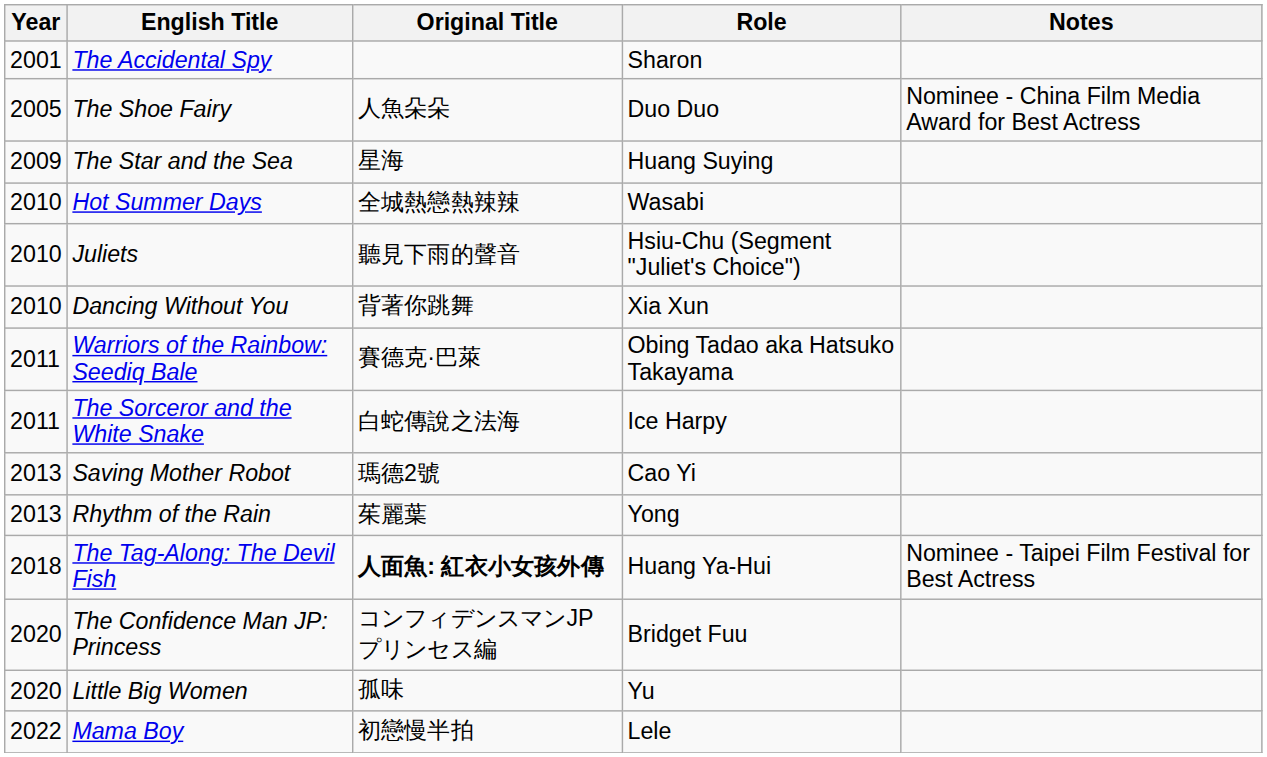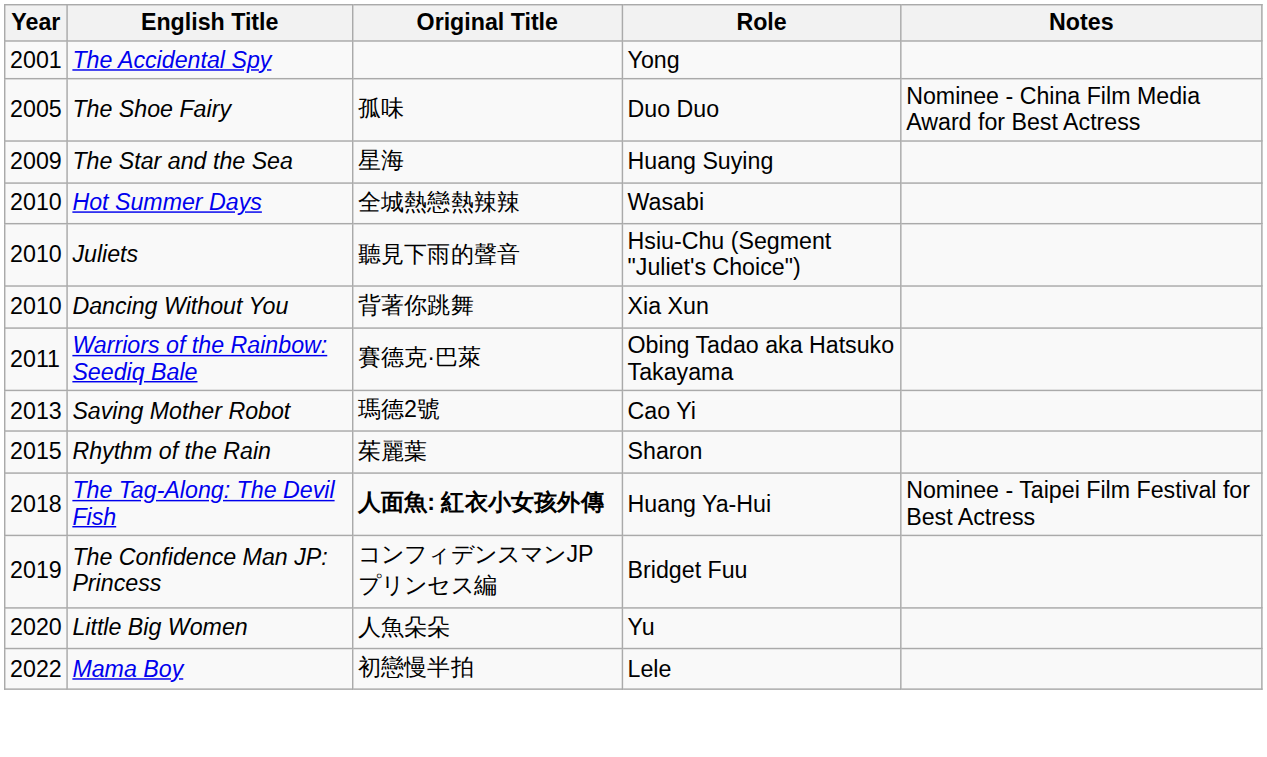(665, 59) Sharon -> (654, 59) Yong
(404, 108) 人魚朵朵 -> (381, 108) 孤味
- row: (182, 421)
(36, 514) 2013 -> (36, 451) 2015
(654, 514) Yong -> (665, 451) Sharon
(36, 634) 2020 -> (36, 571) 2019
(381, 689) 孤味 -> (404, 626) 人魚朵朵
